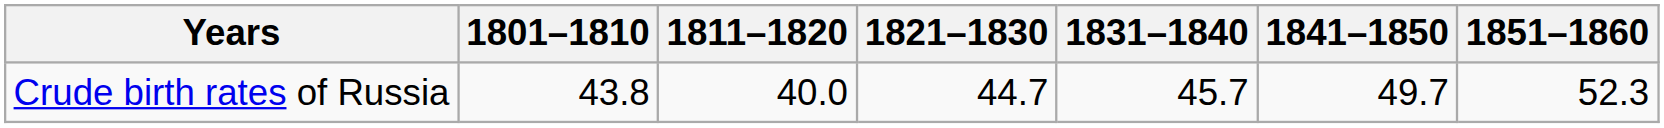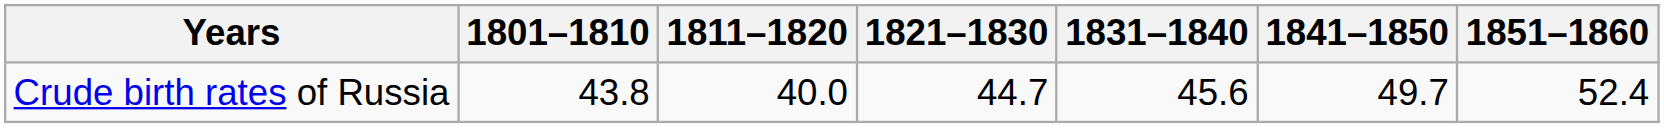(1213, 91) 45.7 -> (1213, 91) 45.6
(1614, 91) 52.3 -> (1614, 91) 52.4
